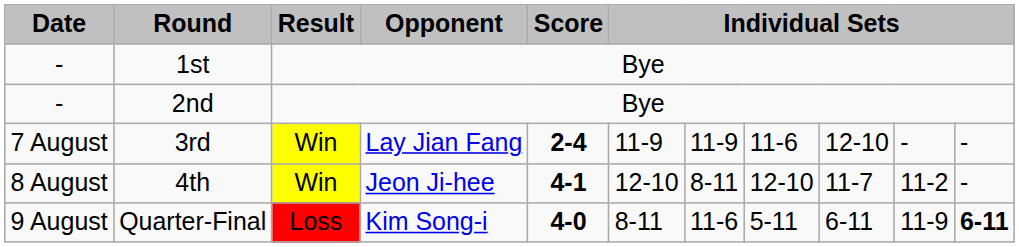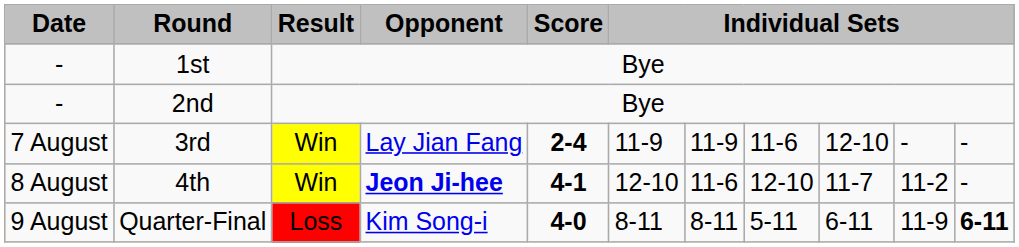(430, 182) normal -> (434, 182) bold
(714, 182) 8-11 -> (714, 182) 11-6
(714, 222) 11-6 -> (714, 222) 8-11
